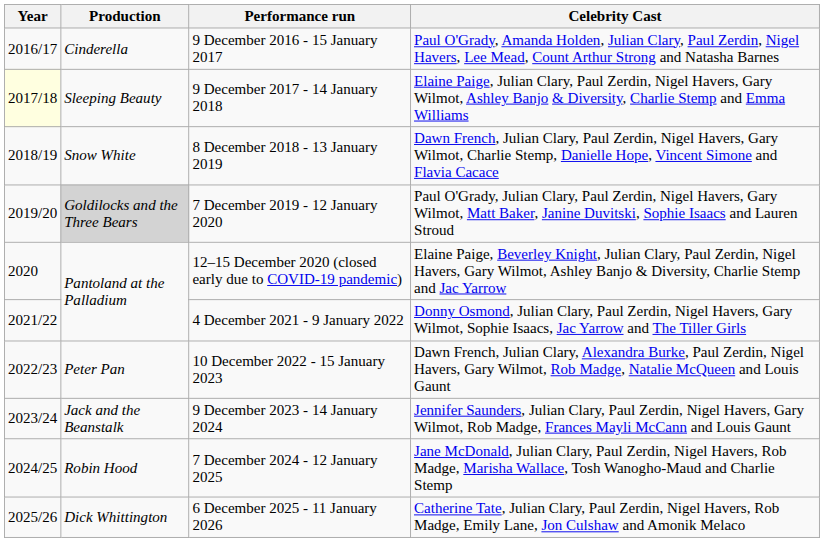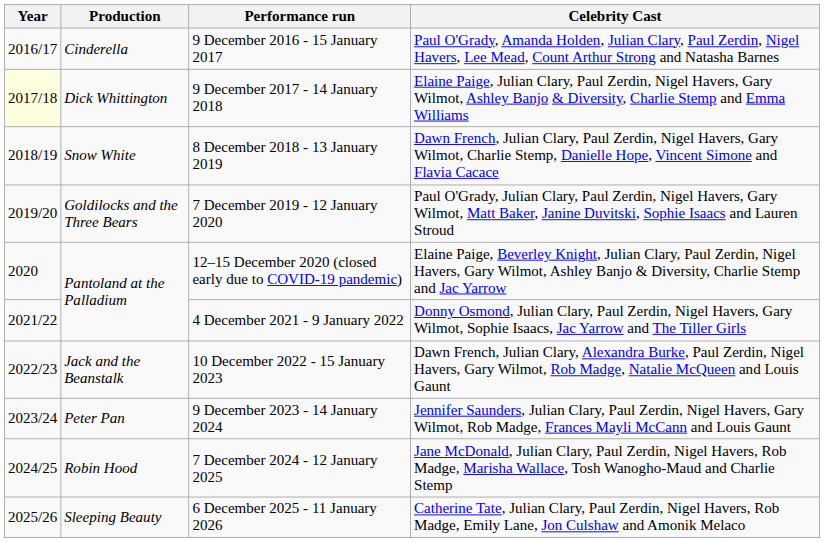(113, 97) Sleeping Beauty -> (116, 97) Dick Whittington
(121, 213) lightgrey background -> (121, 213) no background
(94, 369) Peter Pan -> (102, 369) Jack and the Beanstalk
(102, 418) Jack and the Beanstalk -> (94, 418) Peter Pan
(116, 517) Dick Whittington -> (113, 517) Sleeping Beauty
